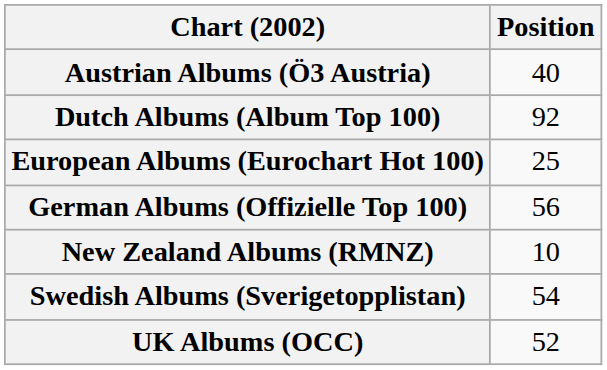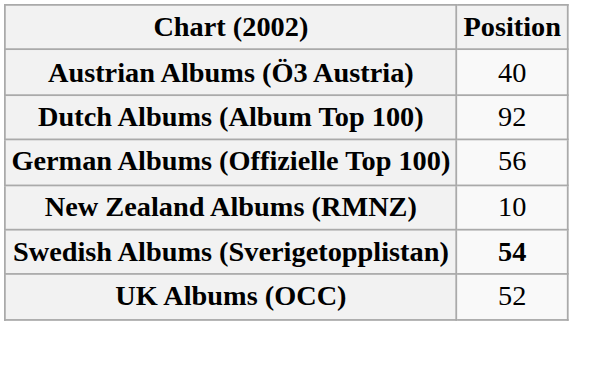- row: (248, 161)
(546, 296) normal -> (512, 251) bold
